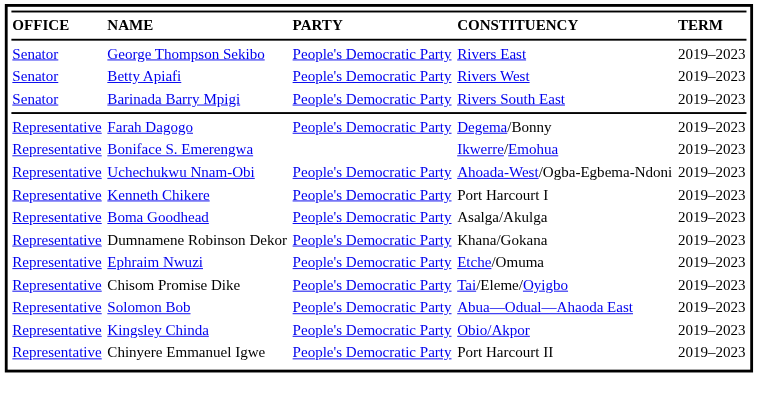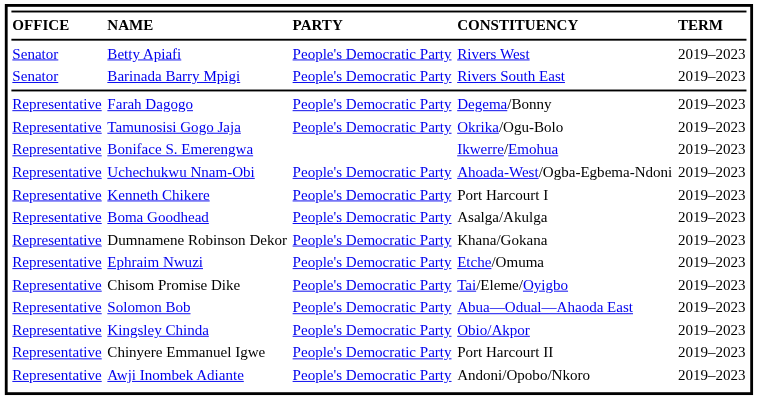- row: (186, 53)
+ row: (174, 127)
+ row: (176, 375)
